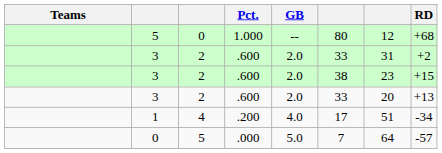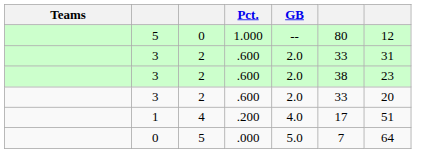- column: (424, 14)
